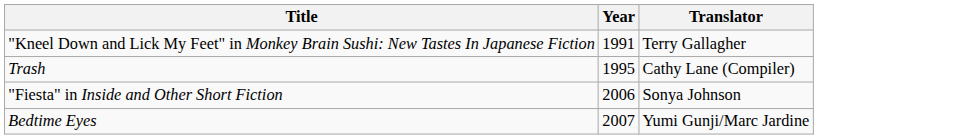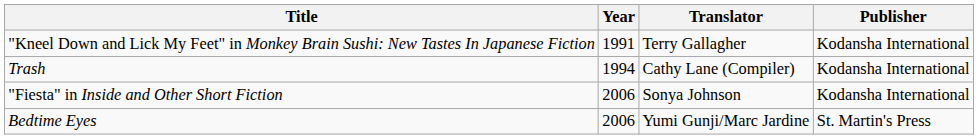+ column: (893, 17)
(619, 69) 1995 -> (619, 69) 1994
(619, 120) 2007 -> (619, 120) 2006
